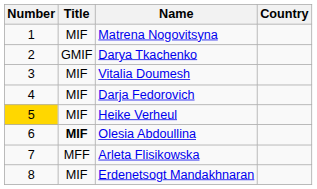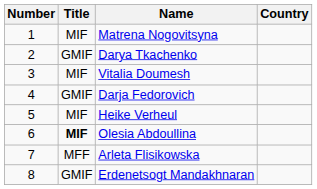(77, 94) MIF -> (77, 94) GMIF
(31, 114) gold background -> (31, 114) no background
(77, 174) MIF -> (77, 174) GMIF
